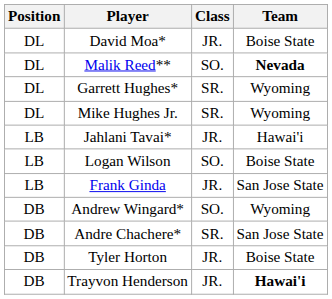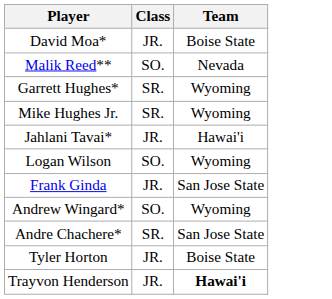- column: (34, 16)
(280, 64) bold -> (221, 64) normal
(280, 161) Boise State -> (221, 161) Wyoming
